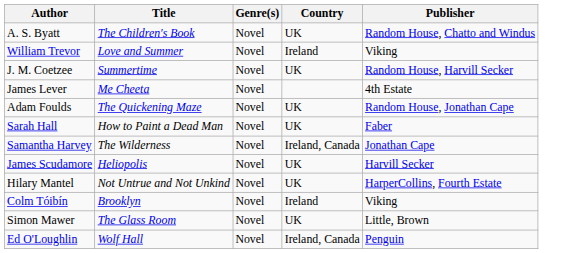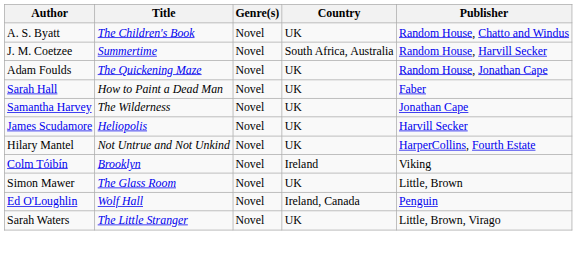- row: (44, 51)
(293, 70) UK -> (339, 51) South Africa, Australia
- row: (37, 88)
(322, 145) Ireland, Canada -> (293, 107) UK
+ row: (38, 220)
